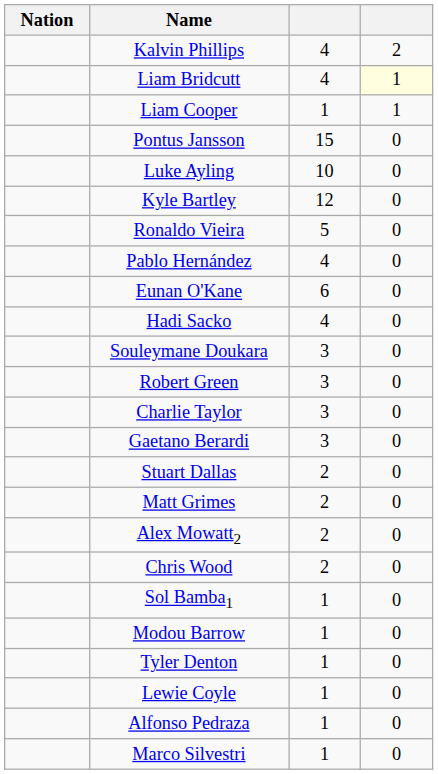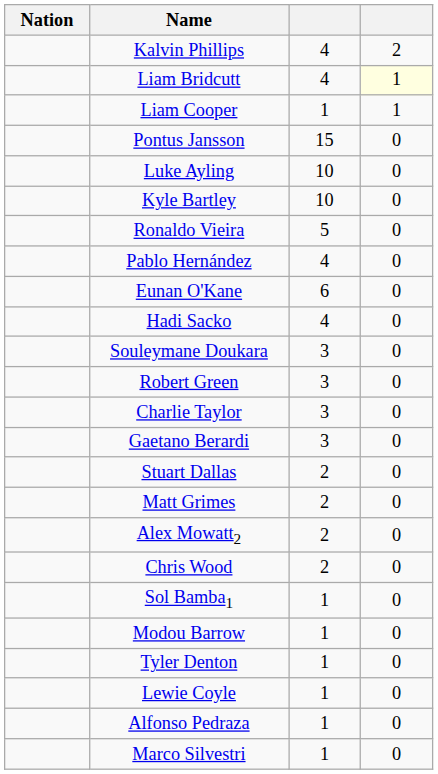(325, 200) 12 -> (325, 200) 10
